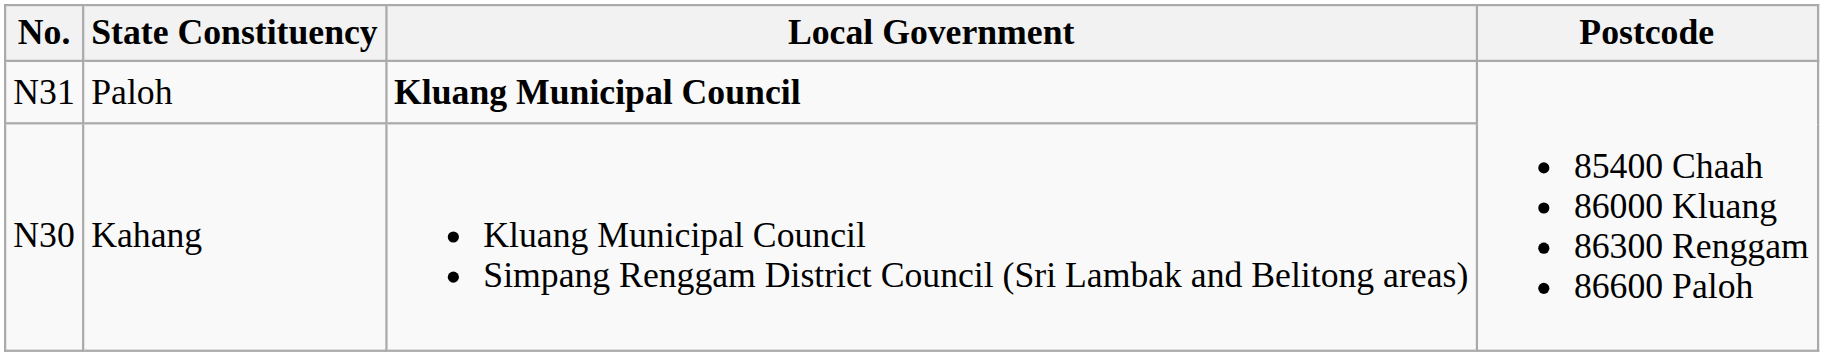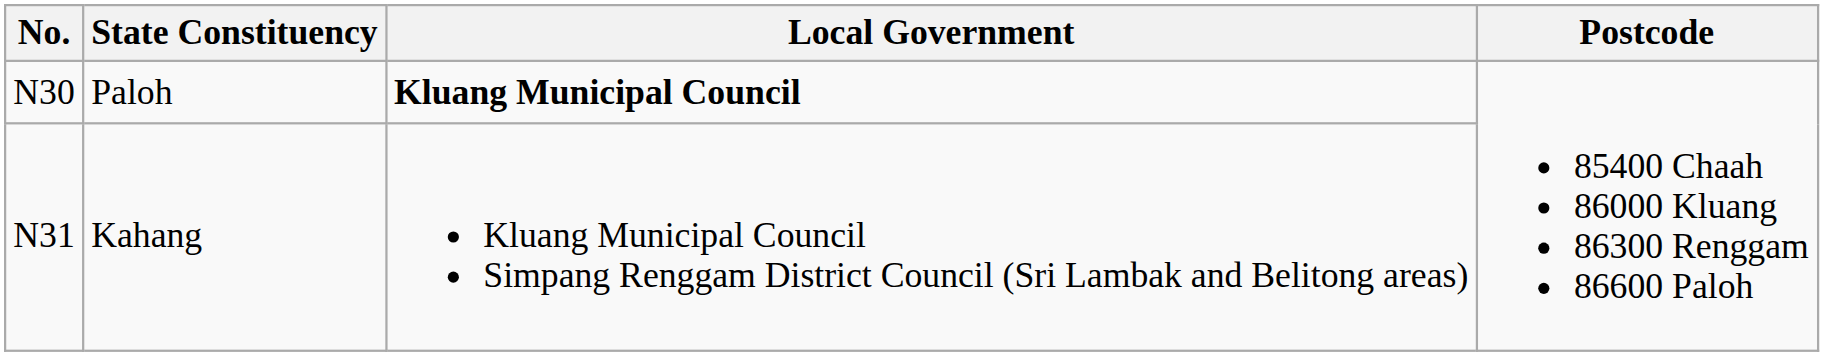(44, 91) N31 -> (44, 91) N30
(44, 236) N30 -> (44, 236) N31
